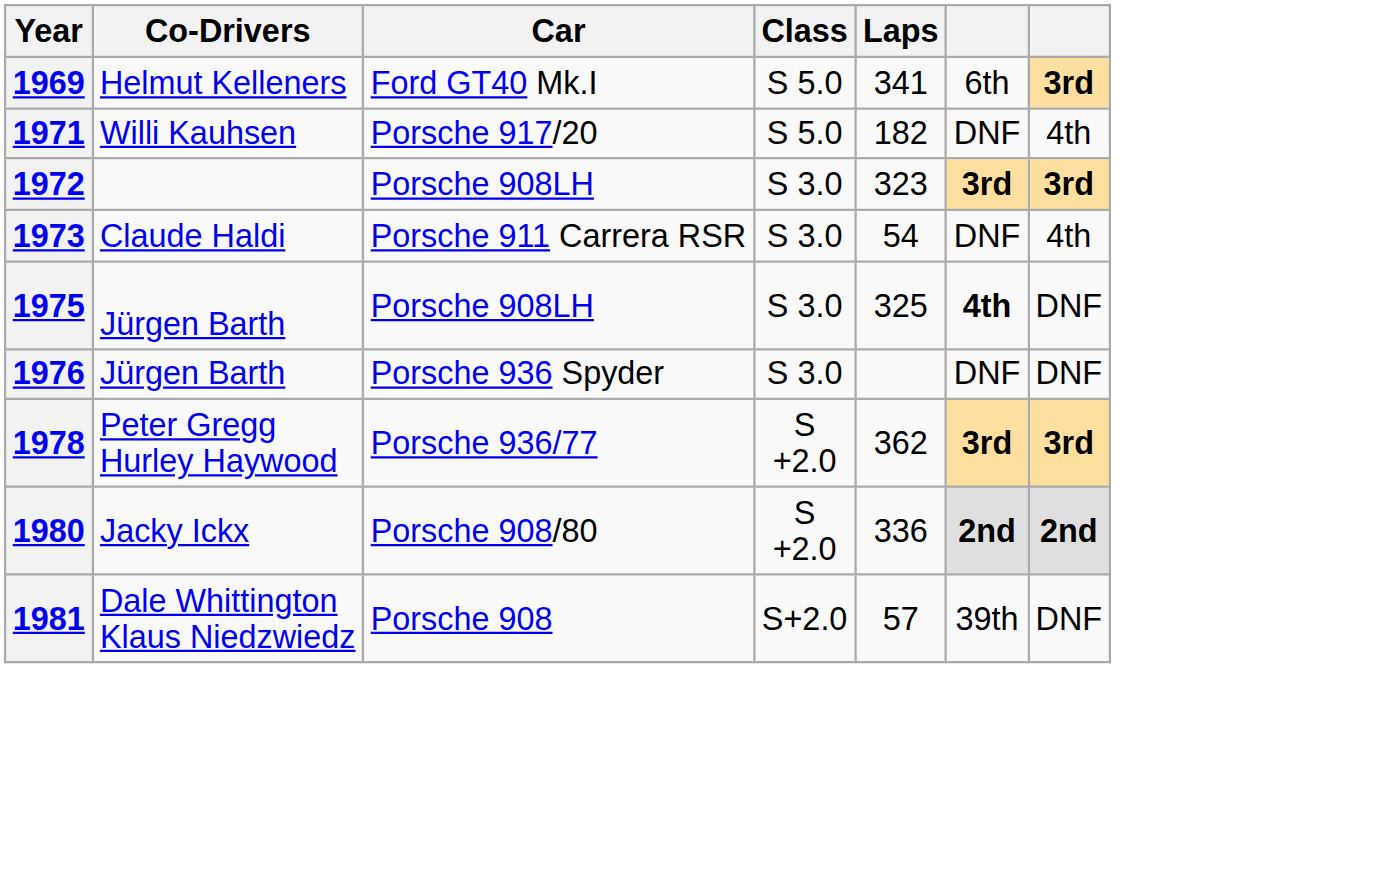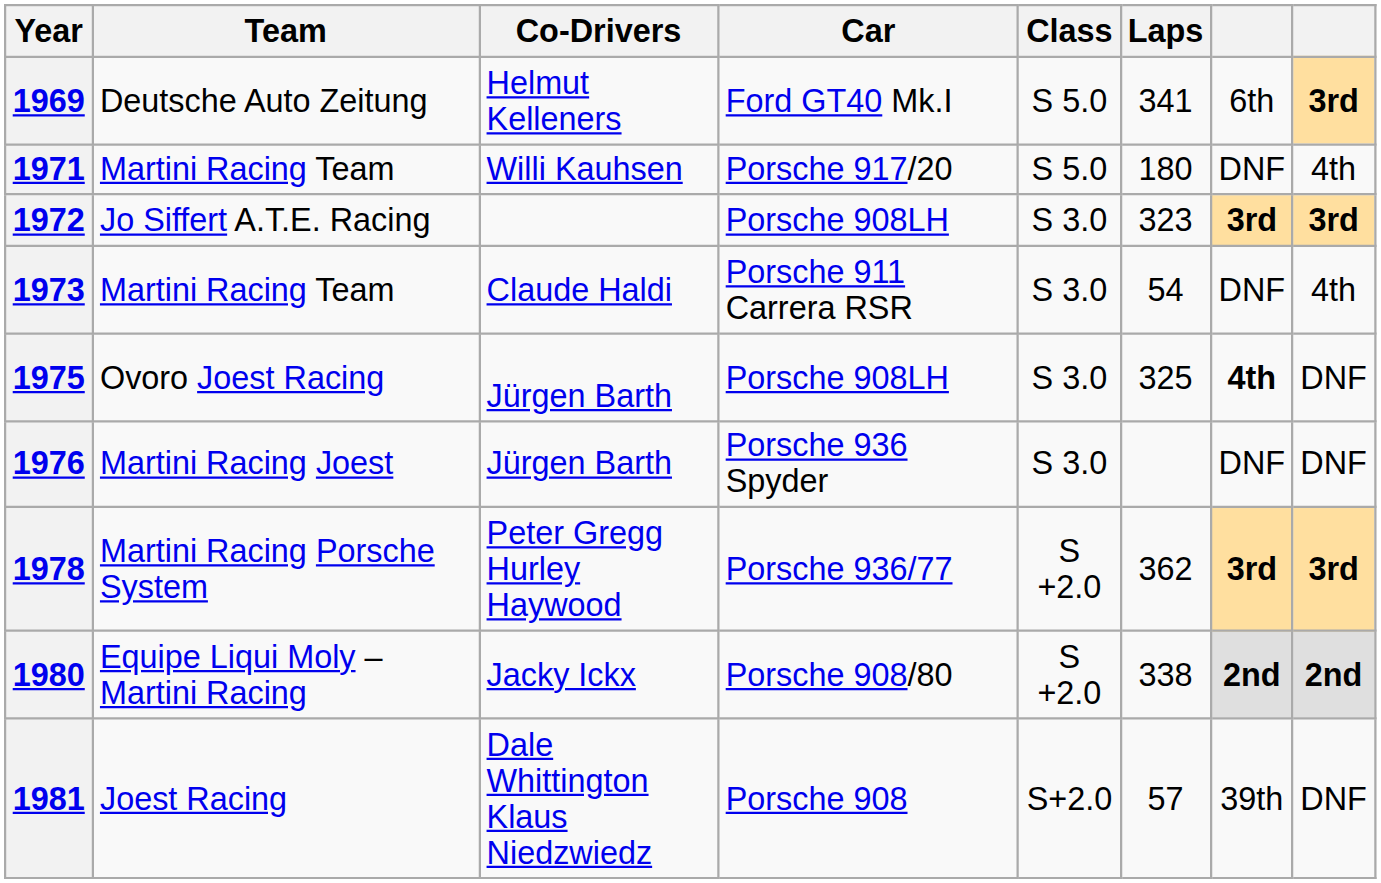+ column: (286, 31)
(901, 133) 182 -> (1166, 169) 180
(901, 531) 336 -> (1166, 675) 338
